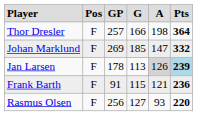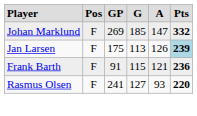- row: (36, 31)
(116, 66) 178 -> (116, 48) 175
(159, 66) lightgrey background -> (159, 48) no background
(116, 102) 256 -> (116, 84) 241
